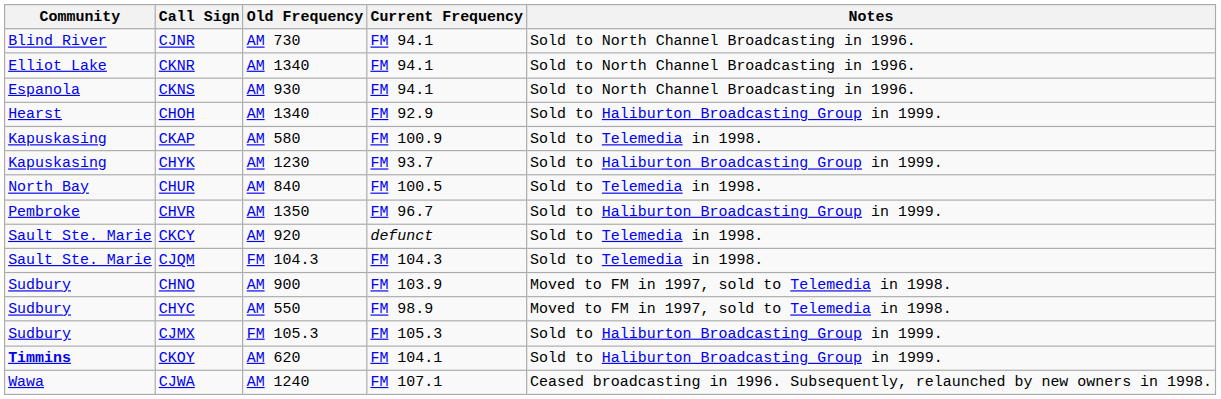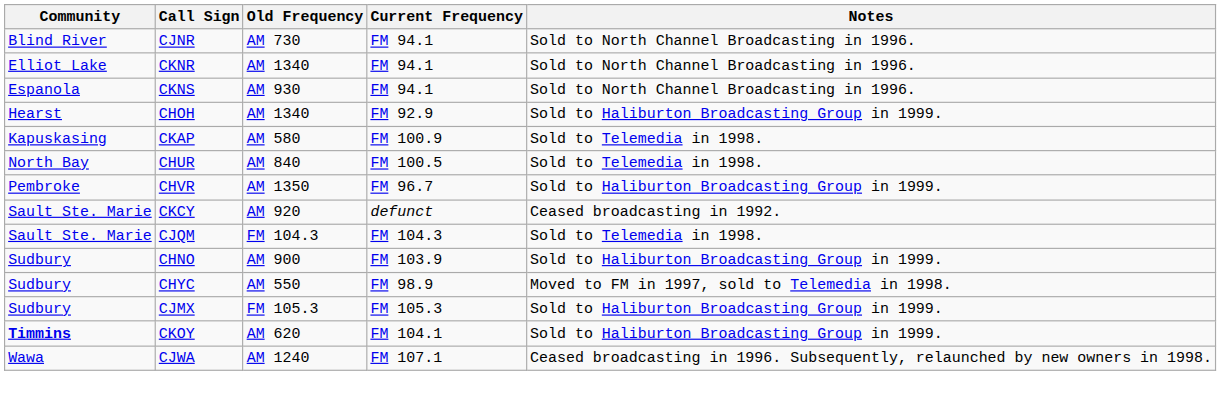- row: (177, 163)
(647, 236) Sold to Telemedia in 1998. -> (656, 212) Ceased broadcasting in 1992.
(741, 285) Moved to FM in 1997, sold to Telemedia in 1998. -> (736, 260) Sold to Haliburton Broadcasting Group in 1999.
